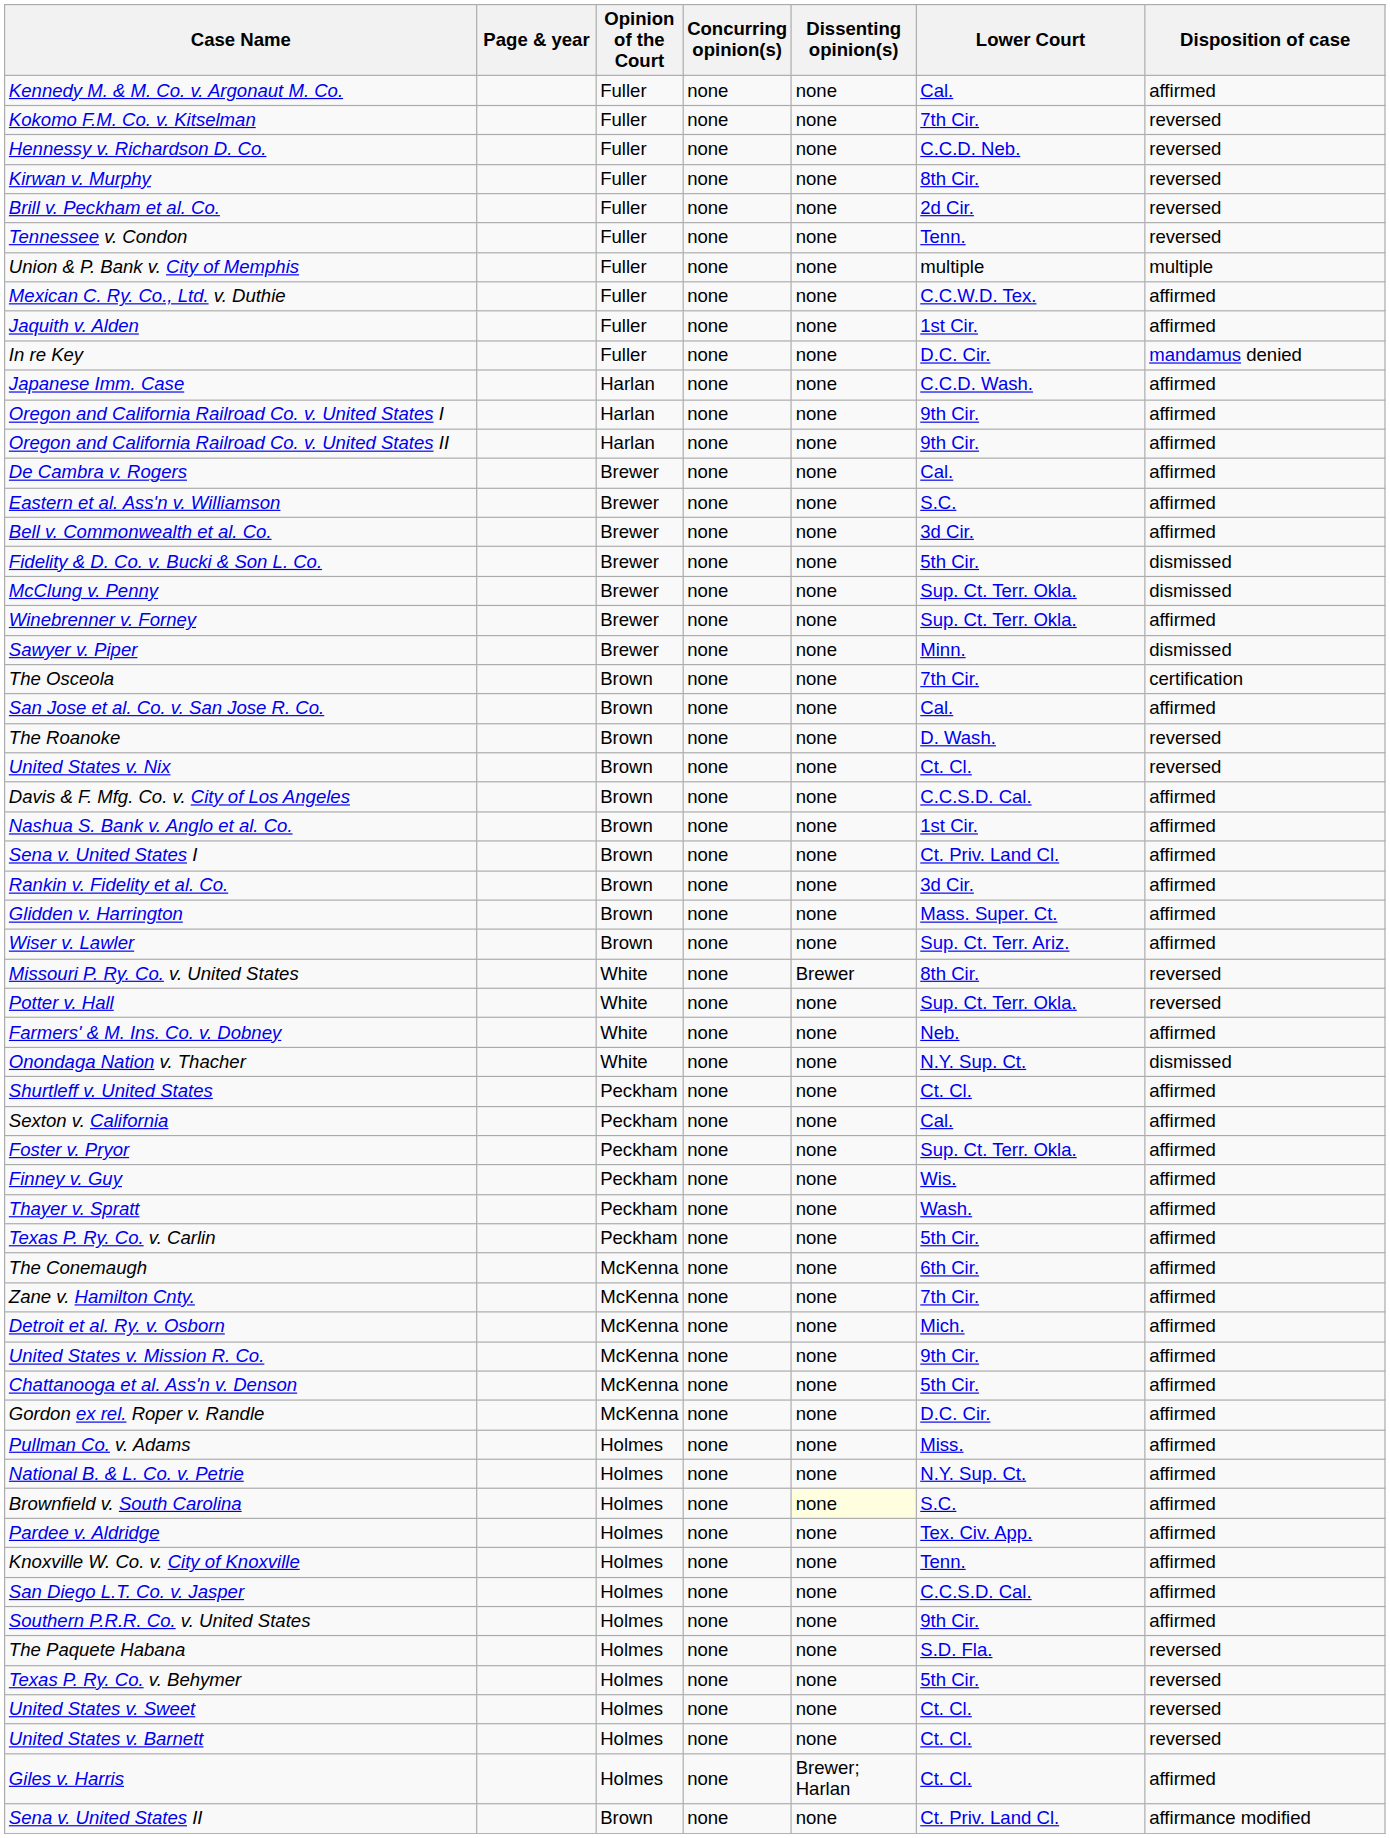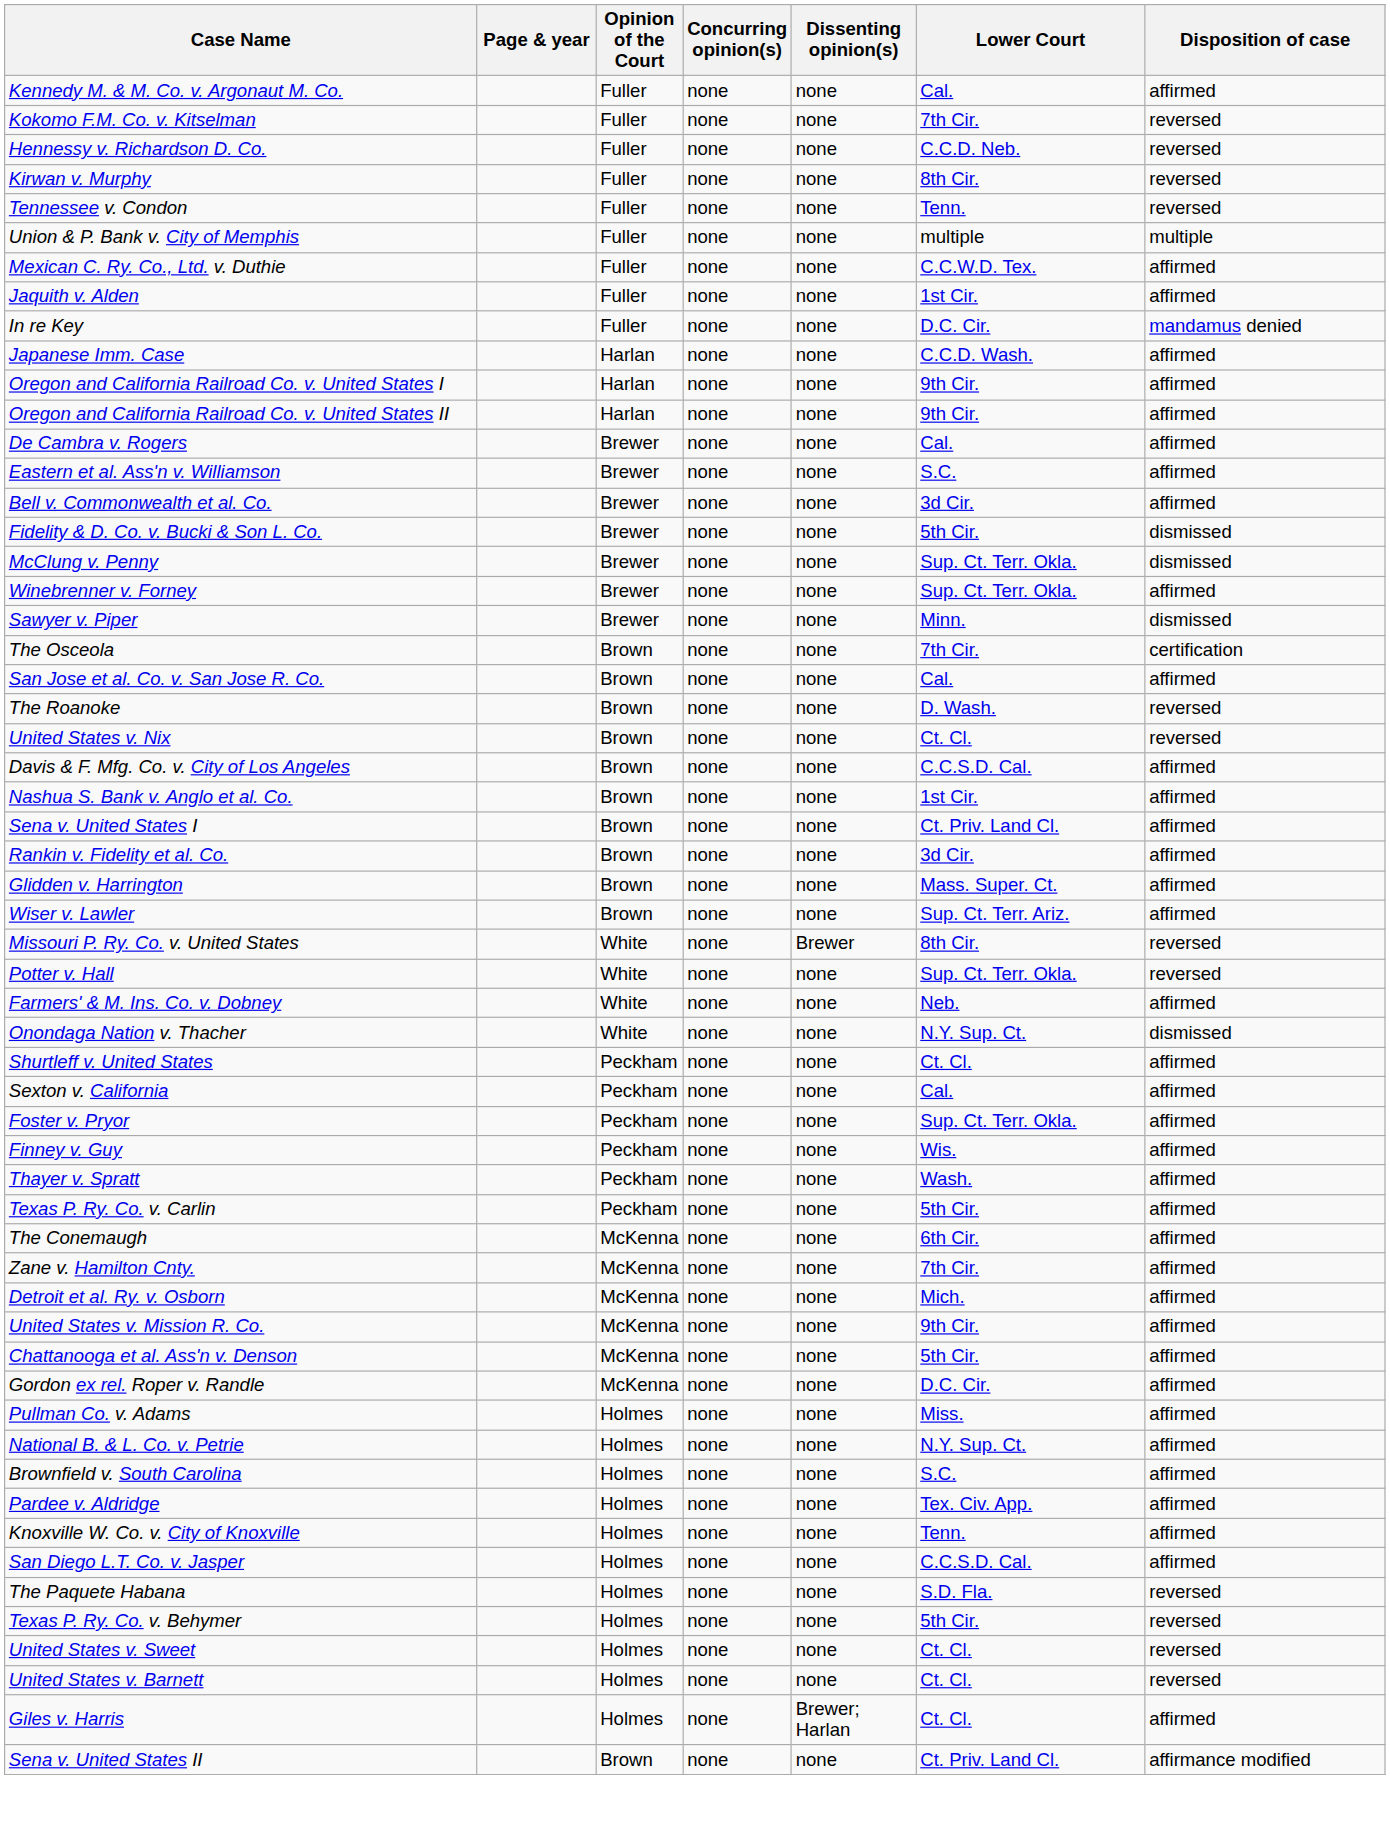- row: (114, 208)
(816, 1503) lightyellow background -> (816, 1473) no background
- row: (160, 1621)
